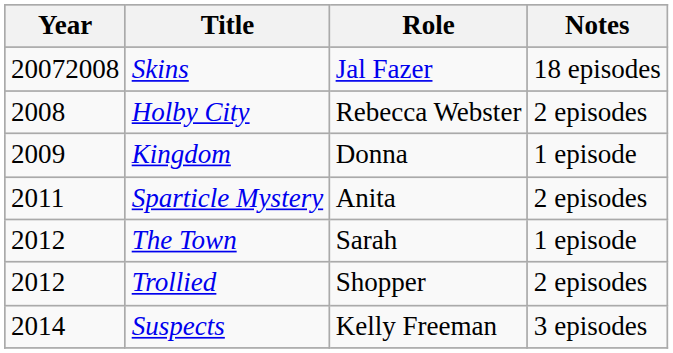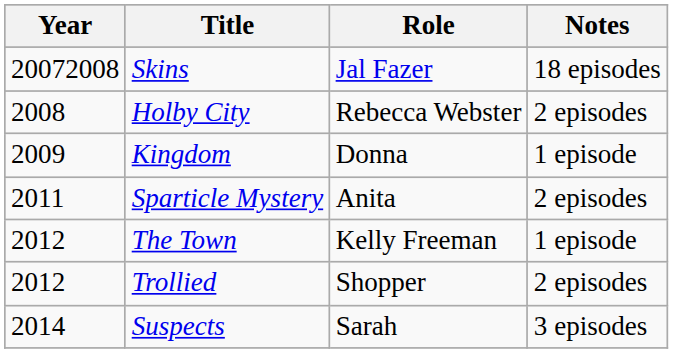(366, 240) Sarah -> (416, 240) Kelly Freeman
(416, 326) Kelly Freeman -> (366, 326) Sarah
